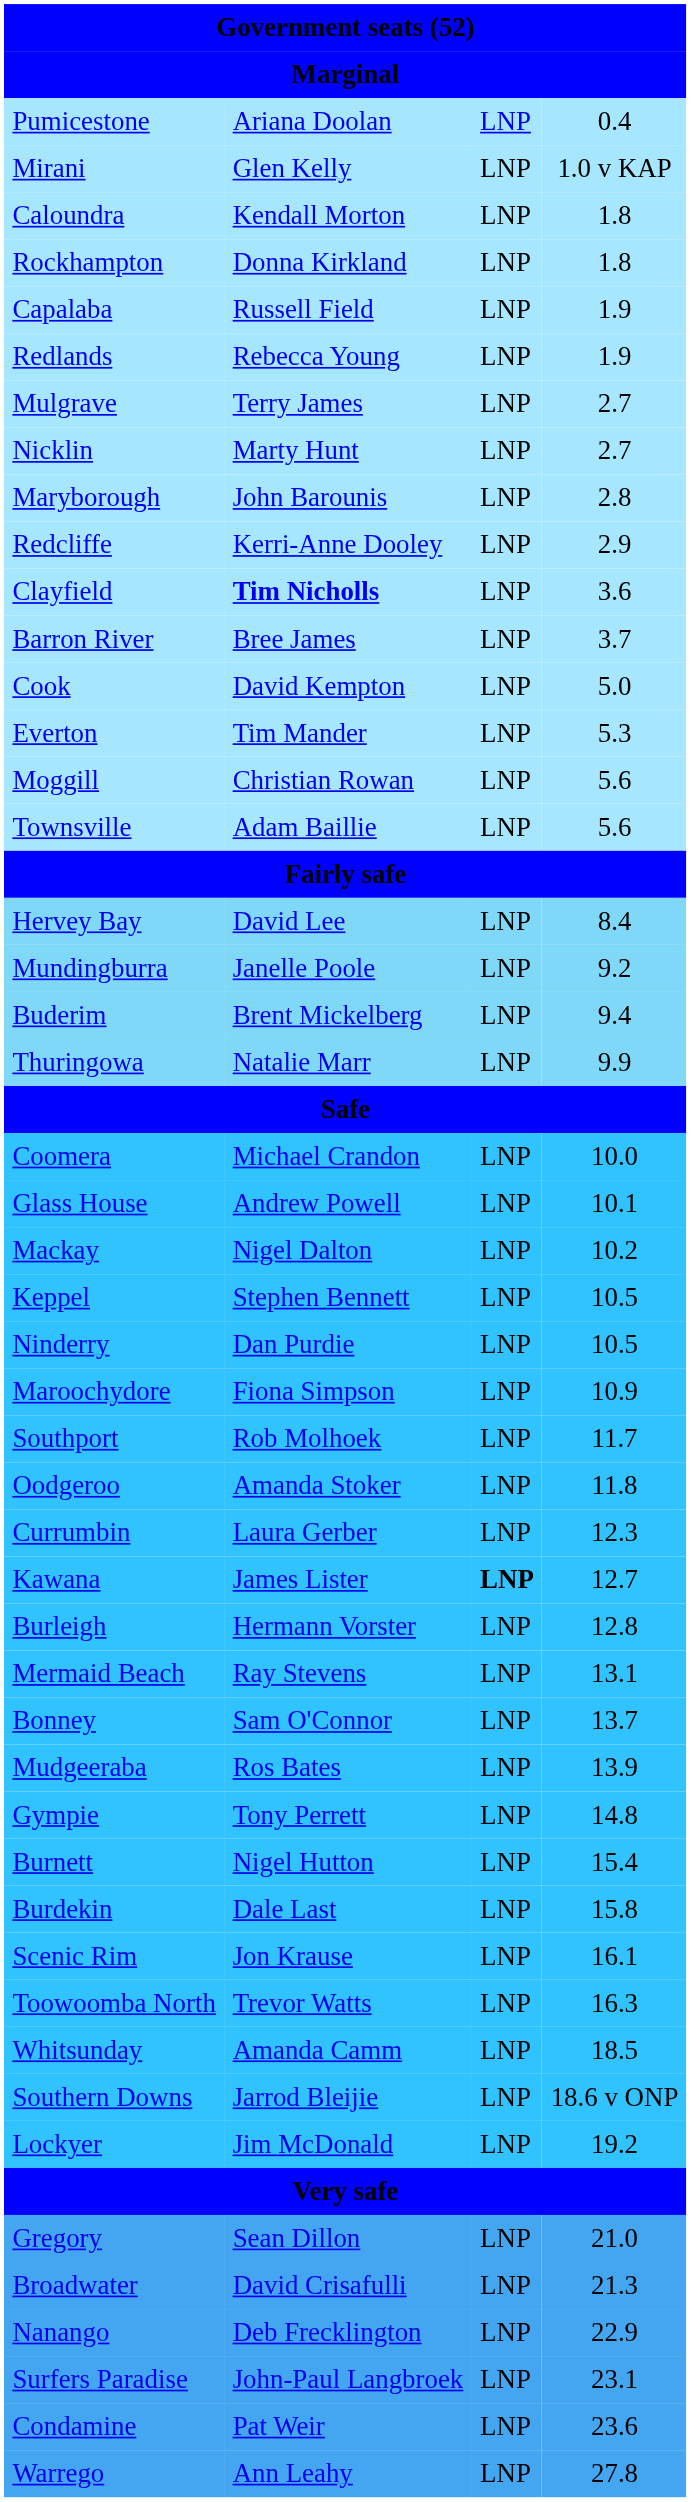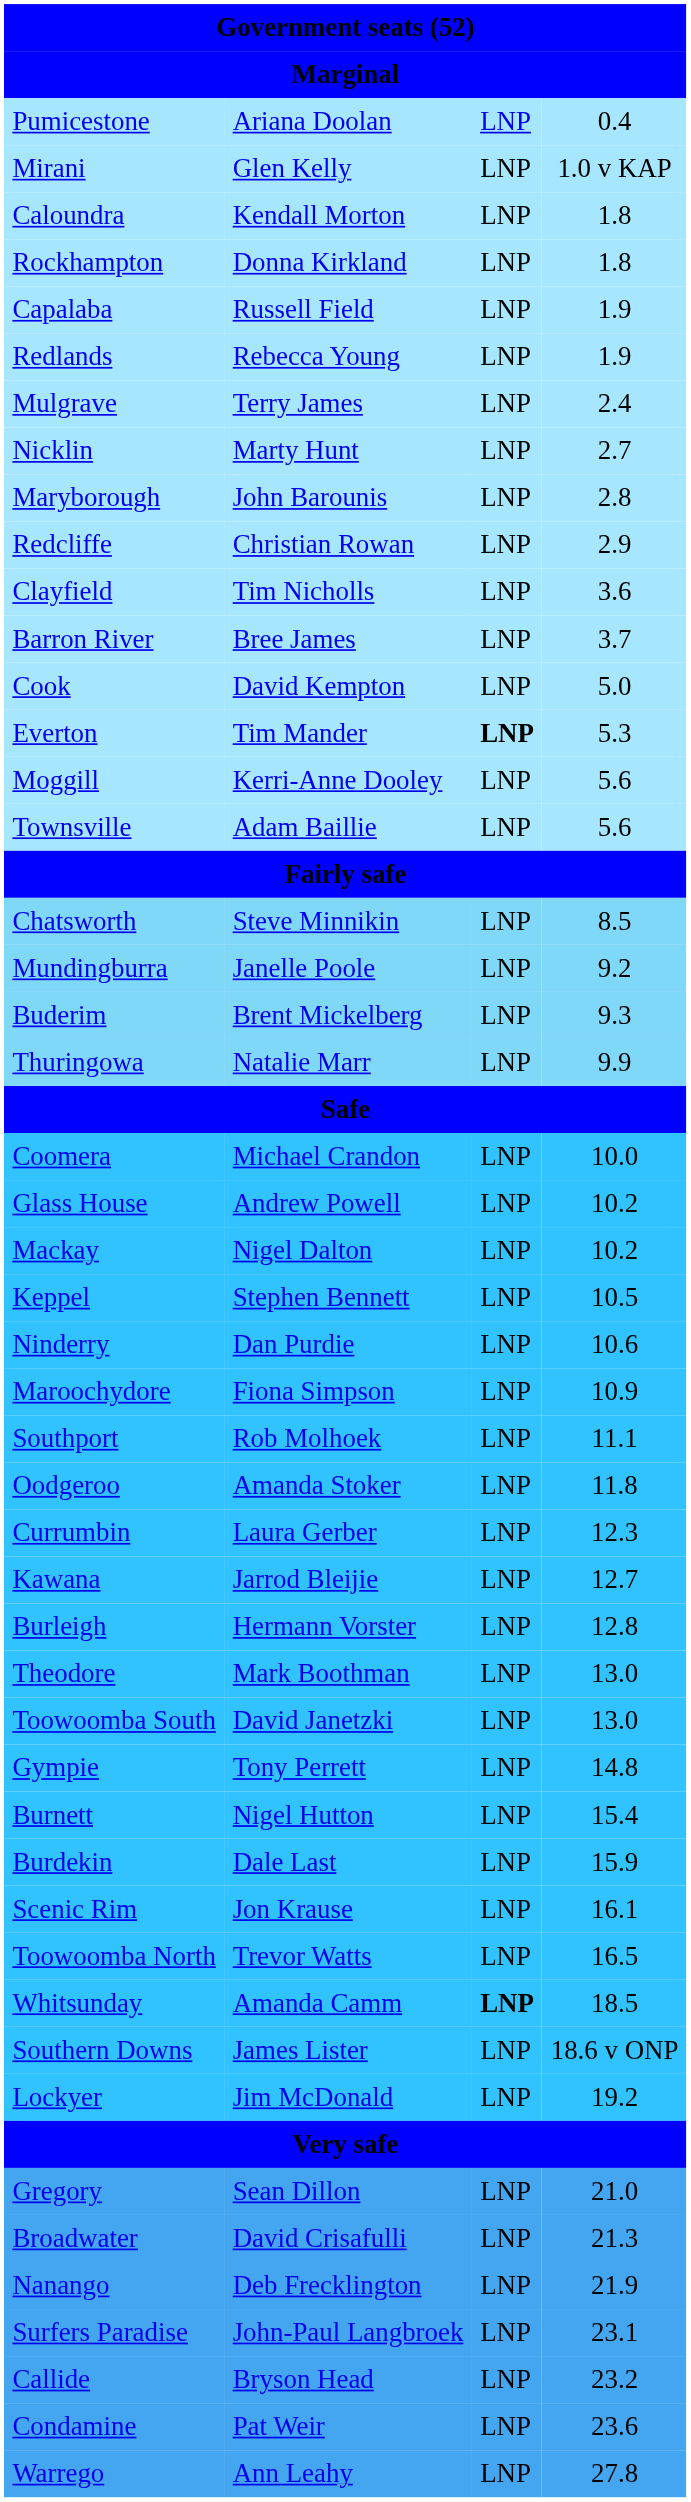(615, 404) 2.7 -> (615, 404) 2.4
(338, 545) Kerri-Anne Dooley -> (323, 545) Christian Rowan
(306, 592) bold -> (303, 592) normal
(506, 733) normal -> (507, 733) bold
(323, 780) Christian Rowan -> (338, 780) Kerri-Anne Dooley
- row: (77, 921)
+ row: (74, 921)
(615, 1015) 9.4 -> (615, 1015) 9.3
(615, 1203) 10.1 -> (615, 1203) 10.2
(615, 1345) 10.5 -> (615, 1345) 10.6
(615, 1439) 11.7 -> (615, 1439) 11.1
(300, 1580) James Lister -> (305, 1580) Jarrod Bleijie
(507, 1580) bold -> (506, 1580) normal
+ row: (64, 1674)
+ row: (114, 1721)
- row: (99, 1674)
- row: (54, 1721)
- row: (80, 1768)
(615, 1909) 15.8 -> (615, 1862) 15.9
(615, 2003) 16.3 -> (615, 1956) 16.5
(506, 2050) normal -> (507, 2003) bold
(305, 2097) Jarrod Bleijie -> (300, 2050) James Lister
(615, 2332) 22.9 -> (615, 2285) 21.9
+ row: (51, 2379)
